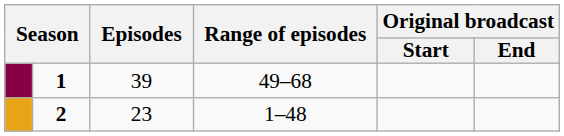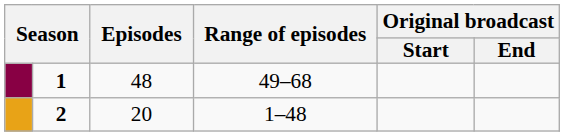(141, 80) 39 -> (141, 80) 48
(141, 114) 23 -> (141, 114) 20
